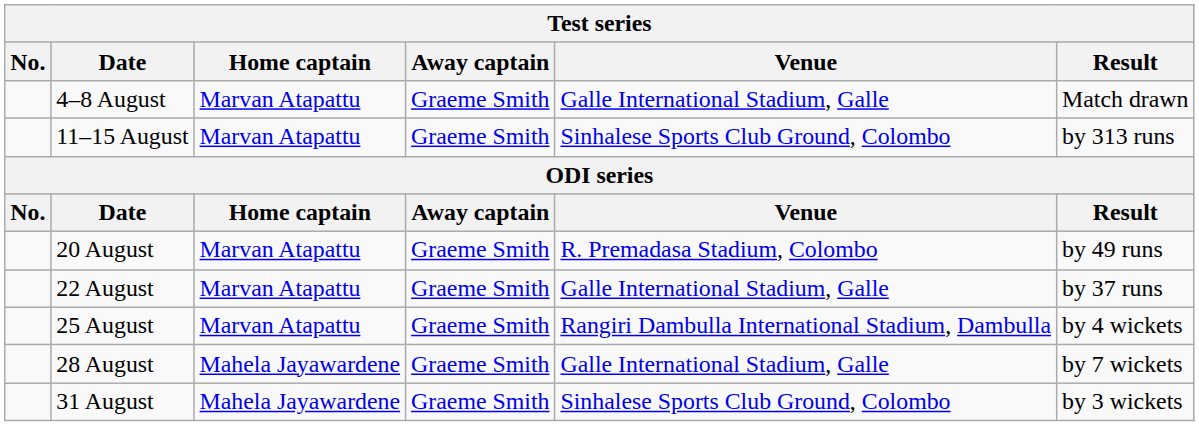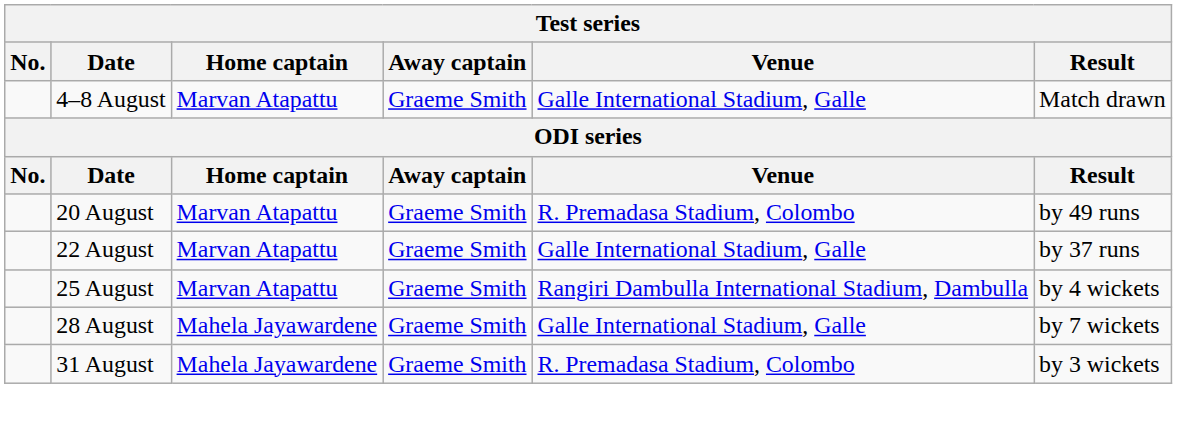- row: (122, 136)
(755, 401) Sinhalese Sports Club Ground, Colombo -> (696, 363) R. Premadasa Stadium, Colombo
